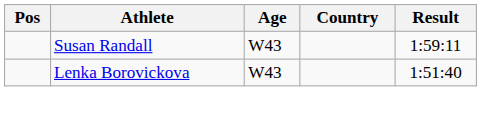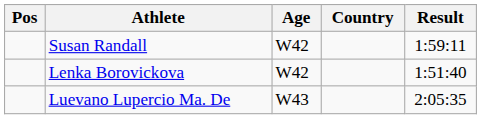(265, 45) W43 -> (292, 45) W42
(265, 72) W43 -> (292, 72) W42
+ row: (139, 99)
